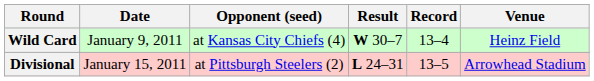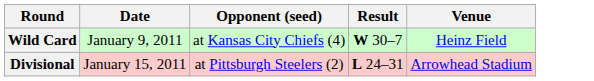- column: (434, 16)
